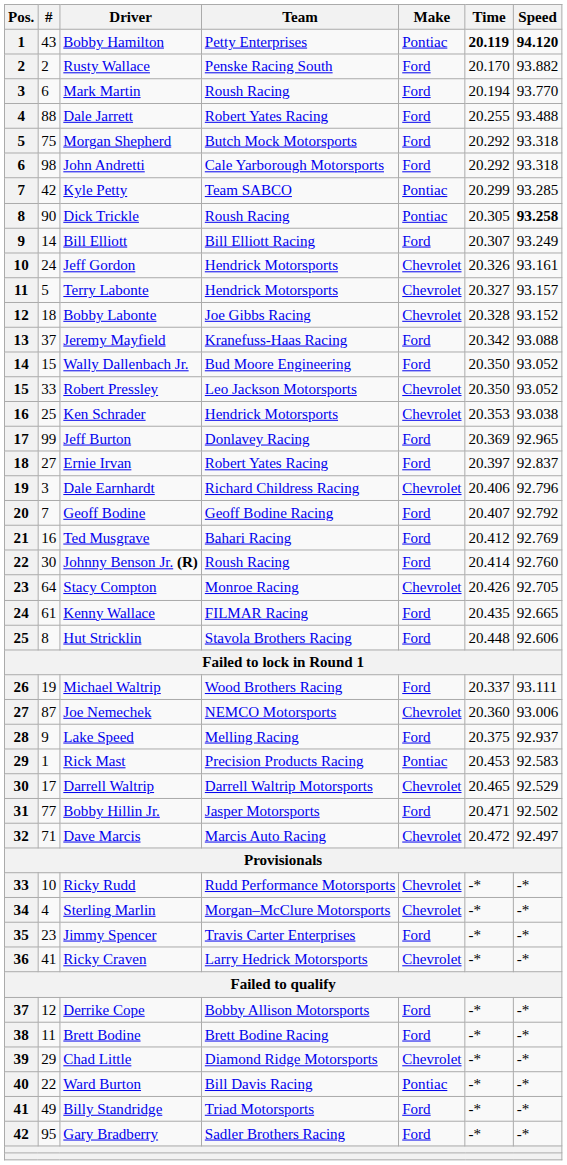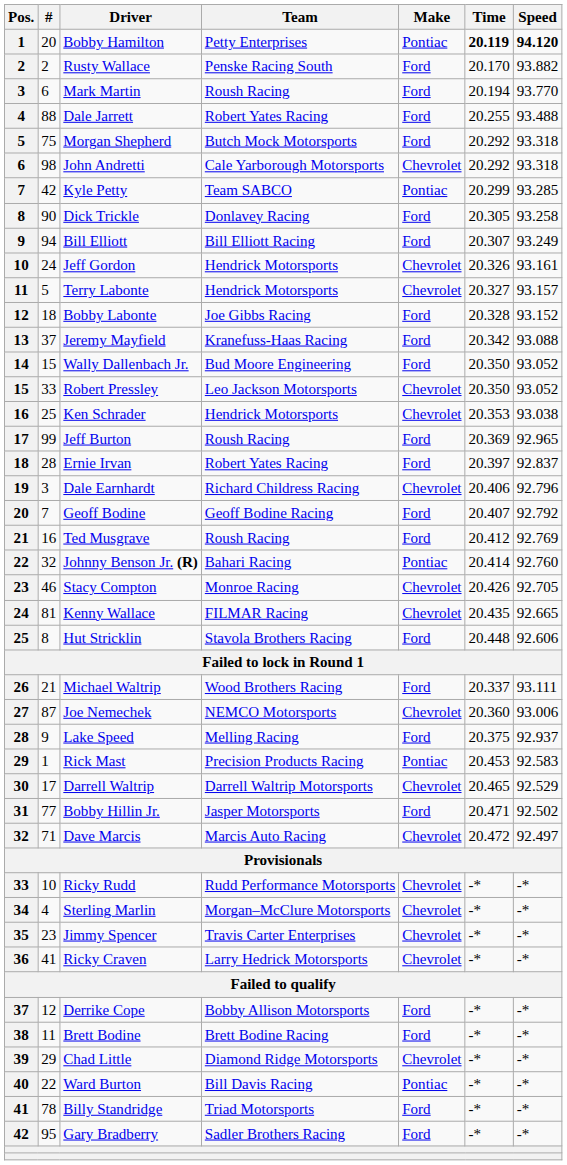(49, 41) 43 -> (49, 41) 20
(416, 165) Ford -> (432, 165) Chevrolet
(247, 215) Roush Racing -> (257, 215) Donlavey Racing
(425, 215) Pontiac -> (416, 215) Ford
(538, 215) bold -> (538, 215) normal
(49, 240) 14 -> (49, 240) 94
(432, 314) Chevrolet -> (416, 314) Ford
(257, 438) Donlavey Racing -> (247, 438) Roush Racing
(49, 463) 27 -> (49, 463) 28
(248, 538) Bahari Racing -> (247, 538) Roush Racing
(49, 562) 30 -> (49, 562) 32
(247, 562) Roush Racing -> (248, 562) Bahari Racing
(416, 562) Ford -> (425, 562) Pontiac
(49, 587) 64 -> (49, 587) 46
(49, 612) 61 -> (49, 612) 81
(416, 612) Ford -> (432, 612) Chevrolet
(49, 687) 19 -> (49, 687) 21
(416, 935) Ford -> (432, 935) Chevrolet
(49, 1108) 49 -> (49, 1108) 78
